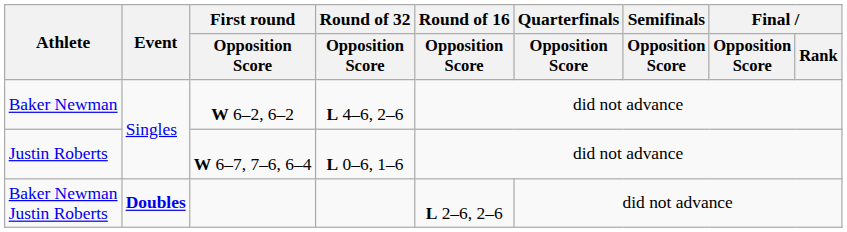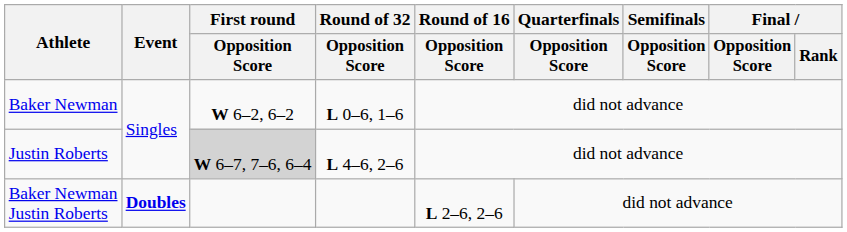(365, 115) L 4–6, 2–6 -> (365, 115) L 0–6, 1–6
(253, 164) no background -> (253, 164) lightgrey background
(365, 164) L 0–6, 1–6 -> (365, 164) L 4–6, 2–6
